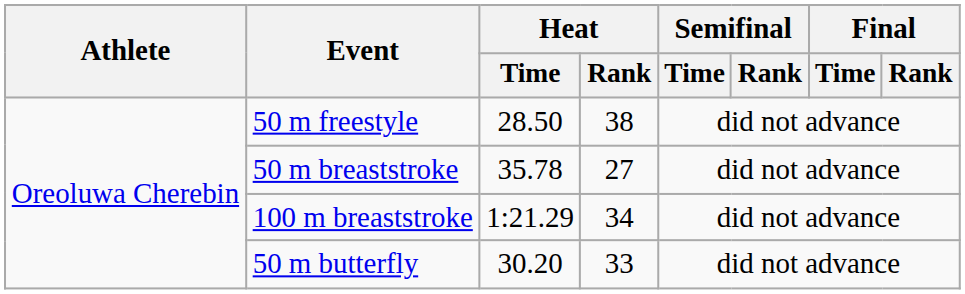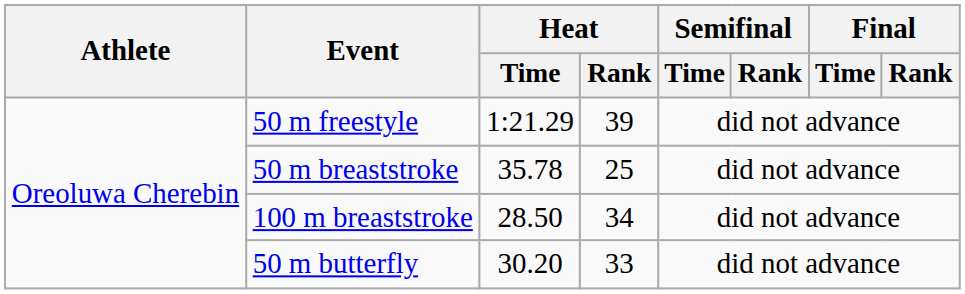(530, 121) 28.50 -> (530, 121) 1:21.29
(619, 121) 38 -> (619, 121) 39
(619, 169) 27 -> (619, 169) 25
(530, 217) 1:21.29 -> (530, 217) 28.50
